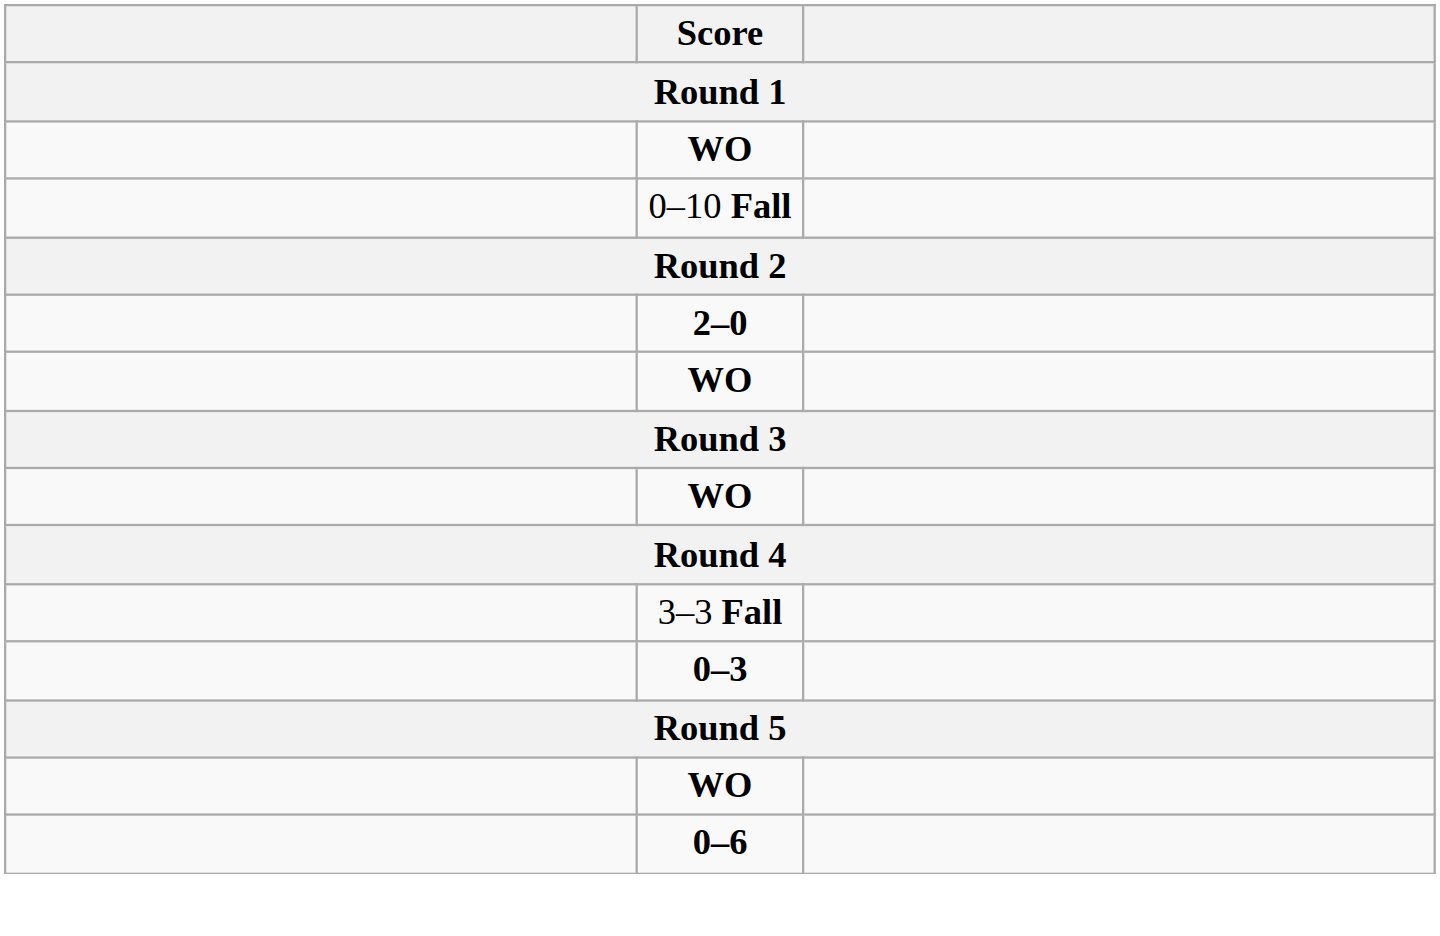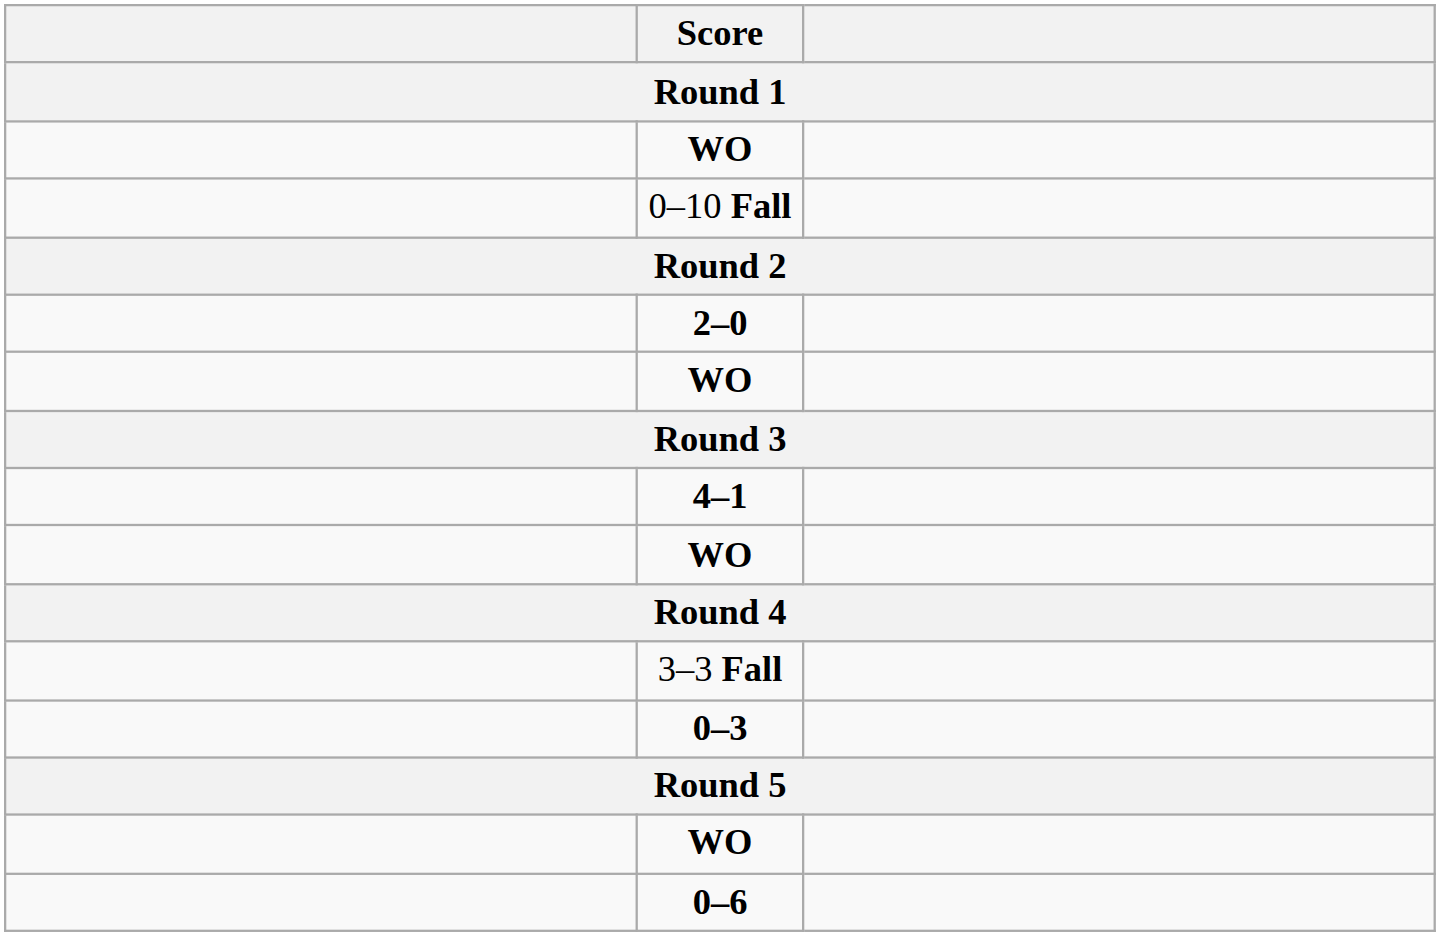+ row: (321, 497)
